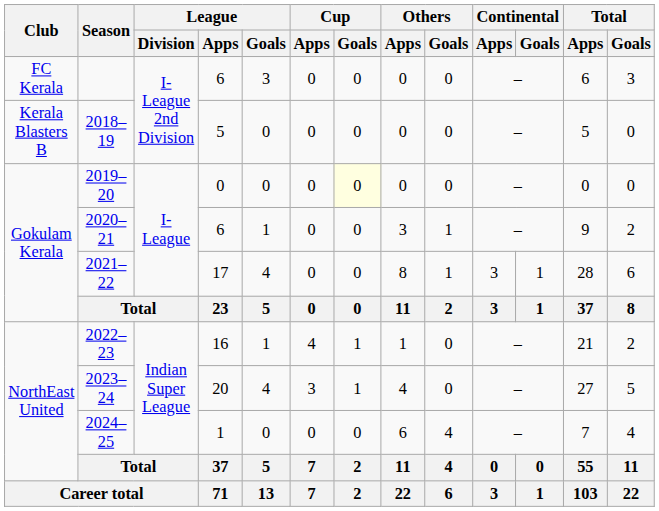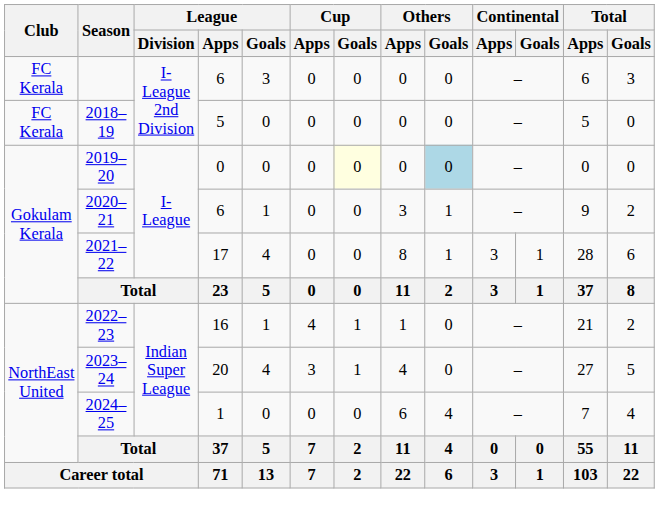(41, 131) Kerala Blasters B -> (41, 122) FC Kerala
(448, 185) no background -> (448, 166) lightblue background
